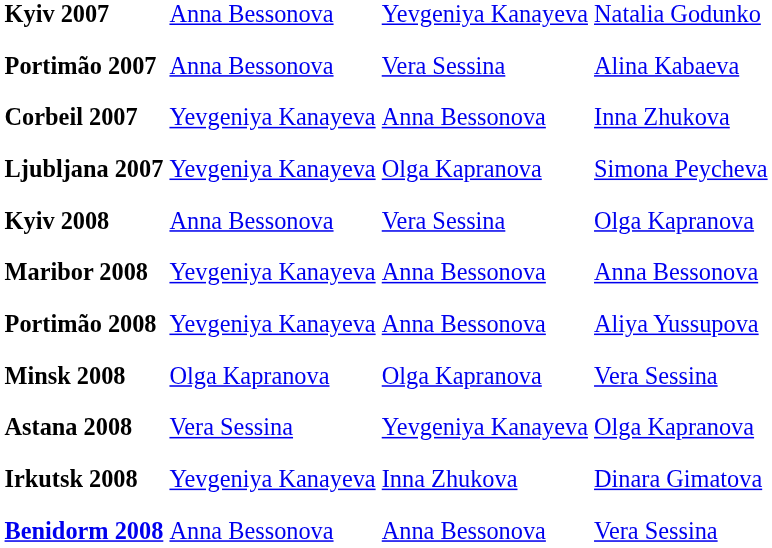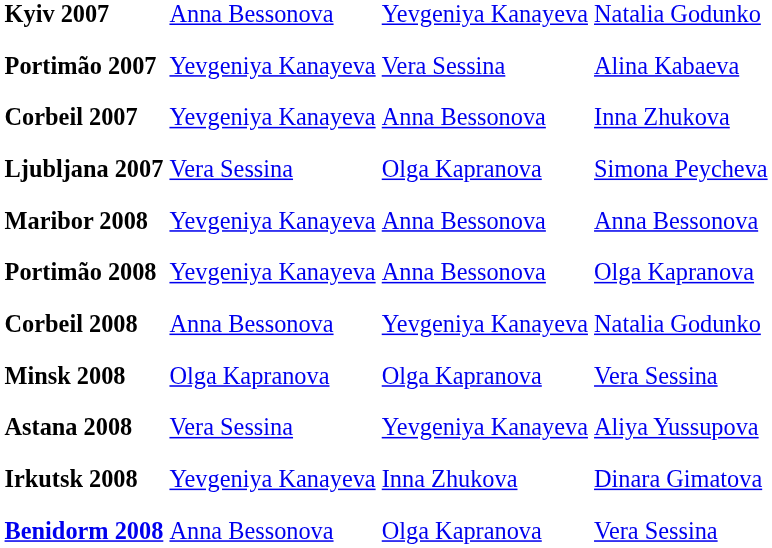(252, 65) Anna Bessonova -> (273, 65) Yevgeniya Kanayeva
(273, 169) Yevgeniya Kanayeva -> (231, 169) Vera Sessina
- row: (57, 220)
(676, 324) Aliya Yussupova -> (674, 272) Olga Kapranova
+ row: (71, 324)
(674, 427) Olga Kapranova -> (676, 427) Aliya Yussupova
(464, 530) Anna Bessonova -> (462, 530) Olga Kapranova
